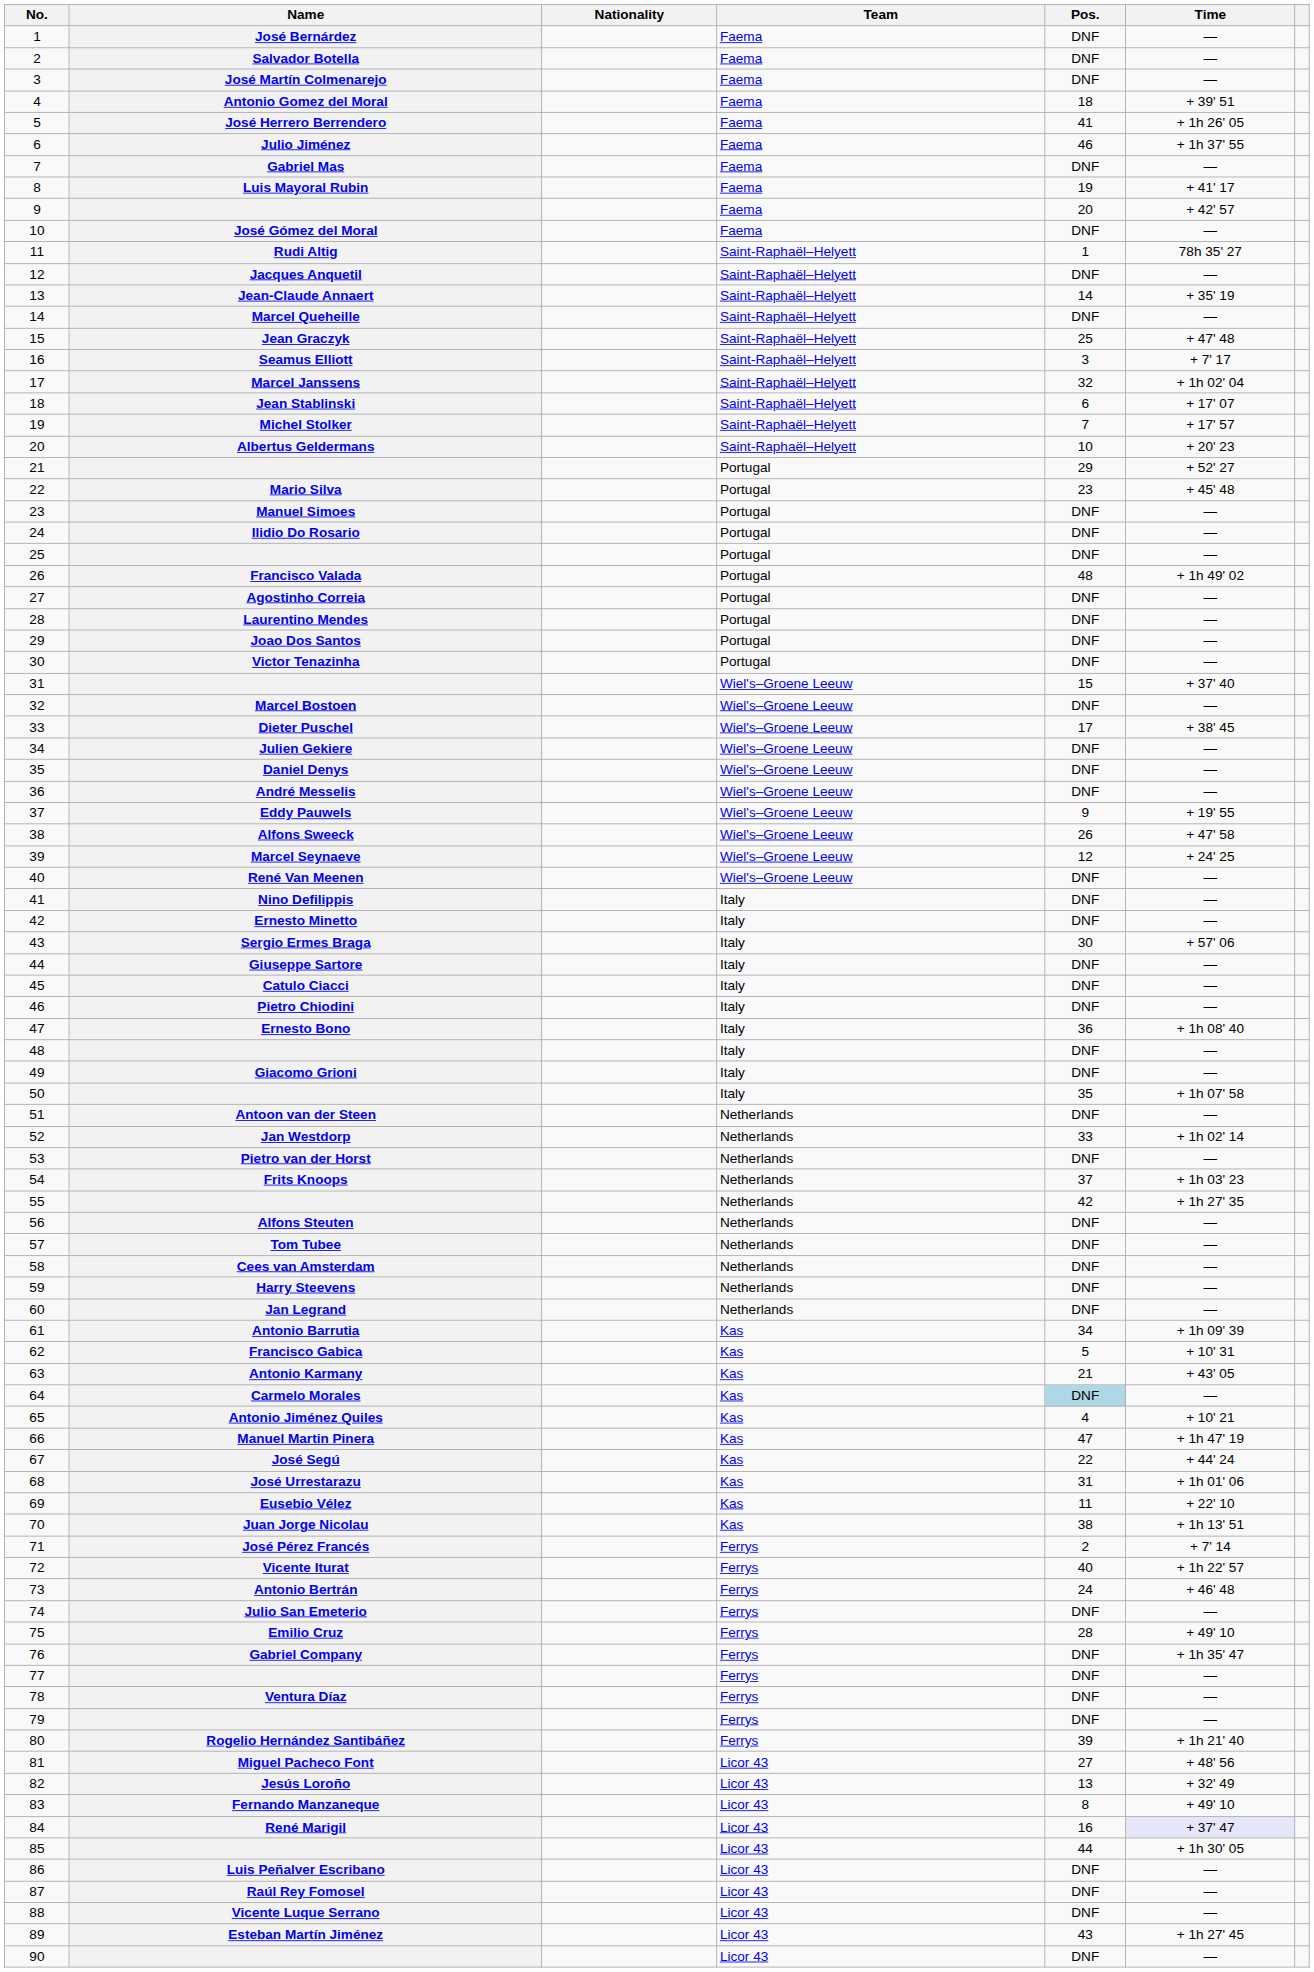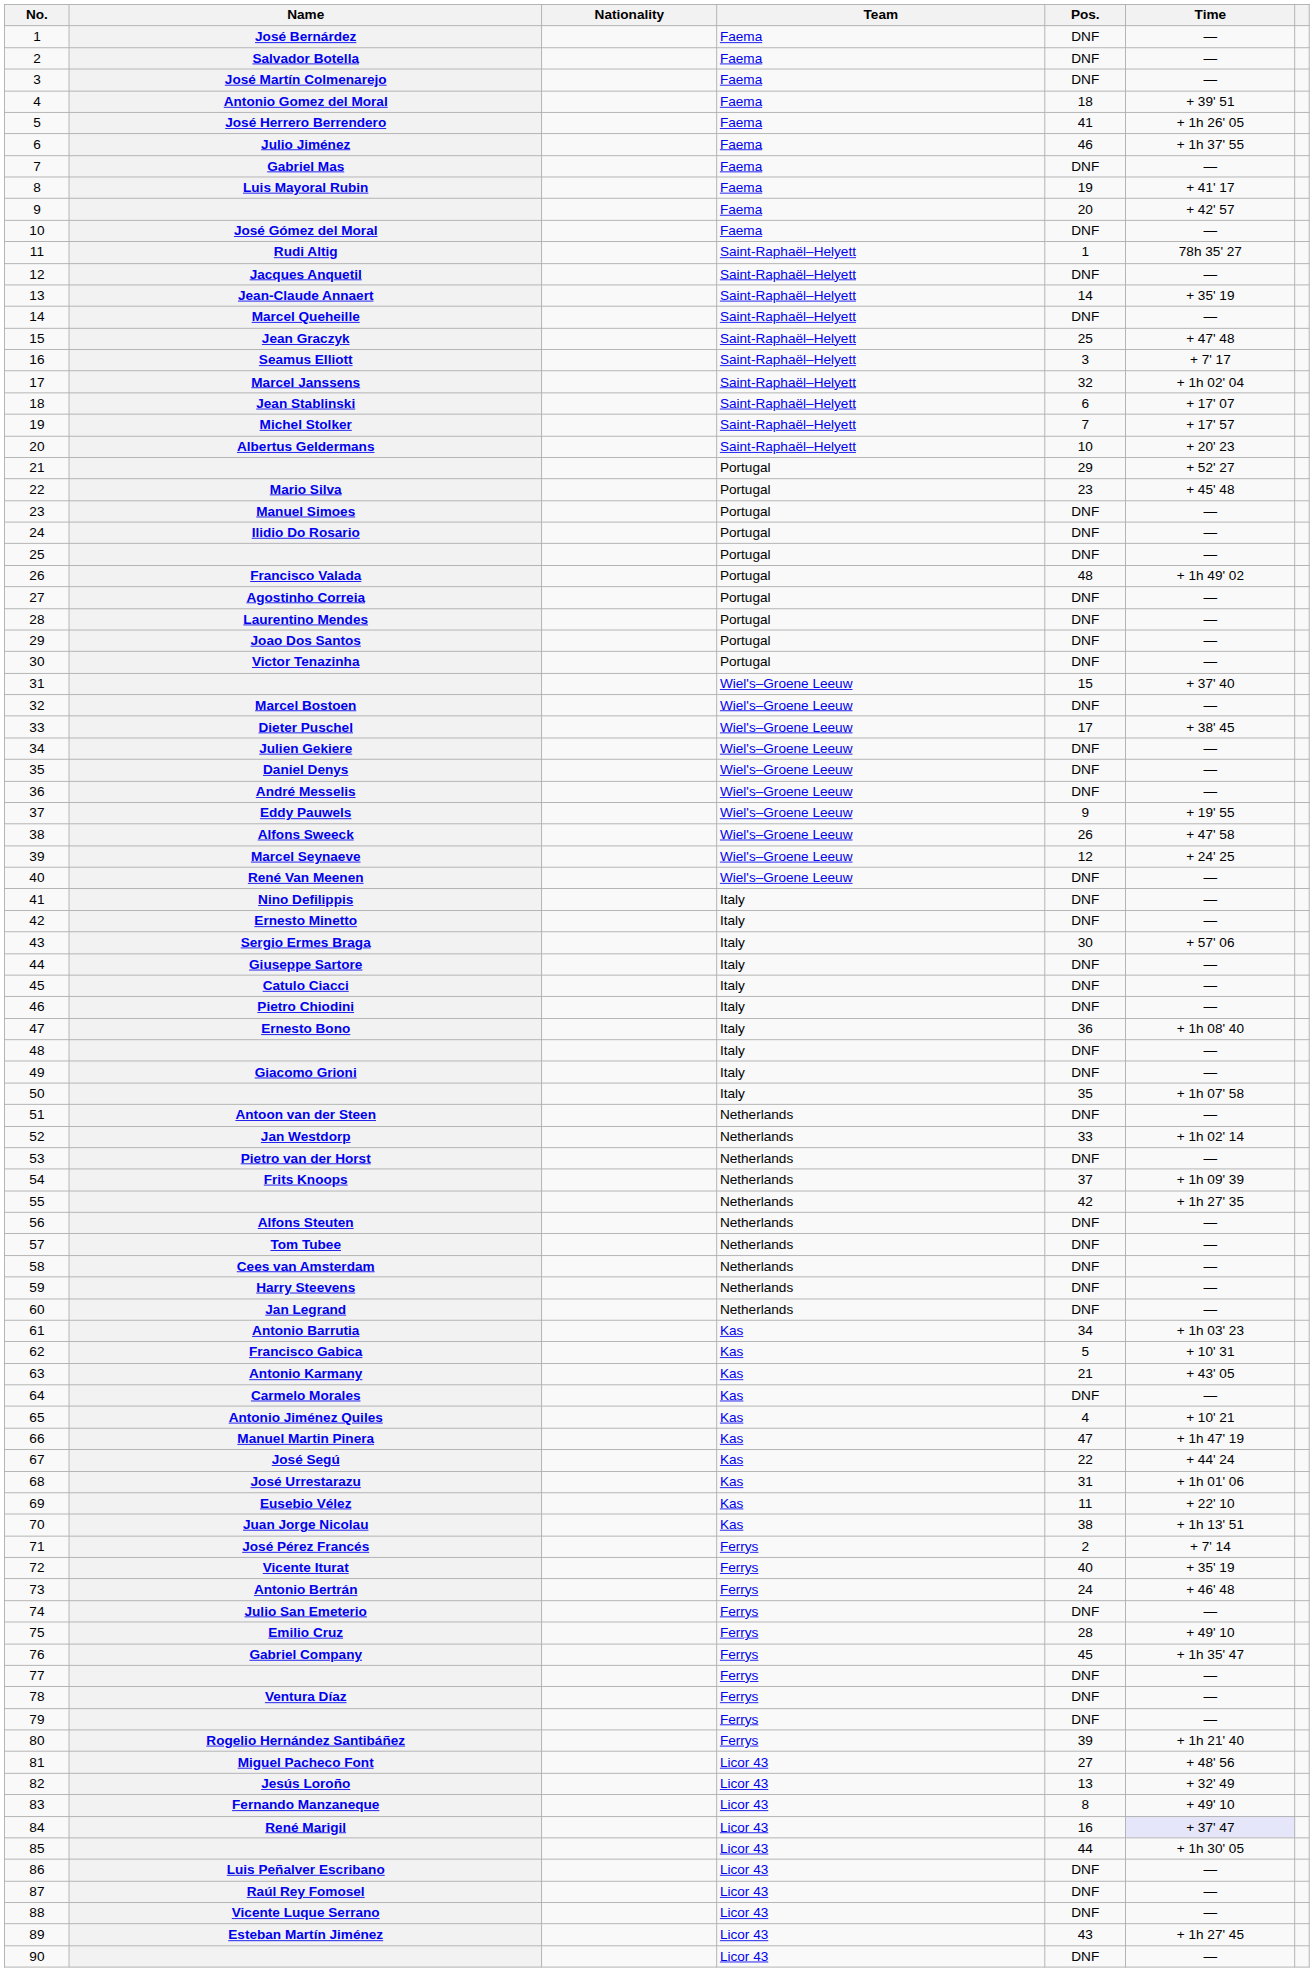(1210, 1179) + 1h 03' 23 -> (1210, 1179) + 1h 09' 39
(1210, 1330) + 1h 09' 39 -> (1210, 1330) + 1h 03' 23
(1085, 1395) lightblue background -> (1085, 1395) no background
(1210, 1568) + 1h 22' 57 -> (1210, 1568) + 35' 19
(1085, 1654) DNF -> (1085, 1654) 45
